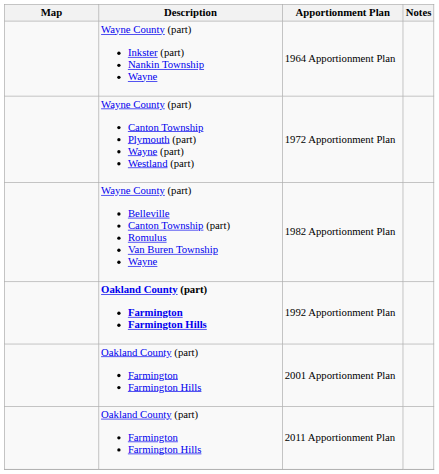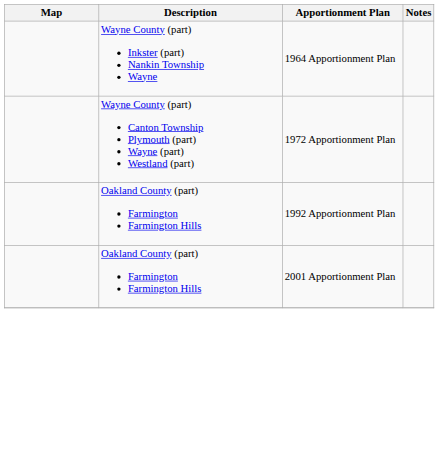- row: (340, 232)
(190, 307) bold -> (190, 209) normal
- row: (340, 437)
